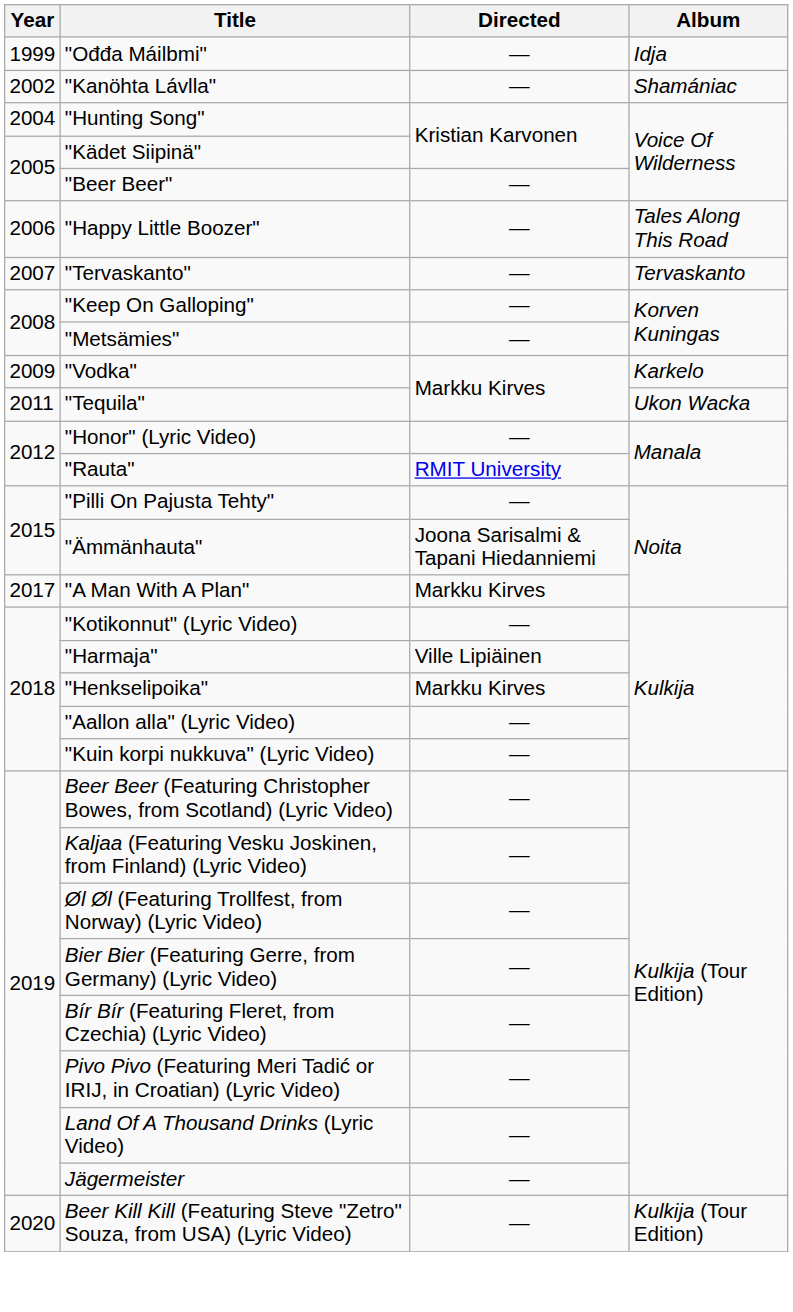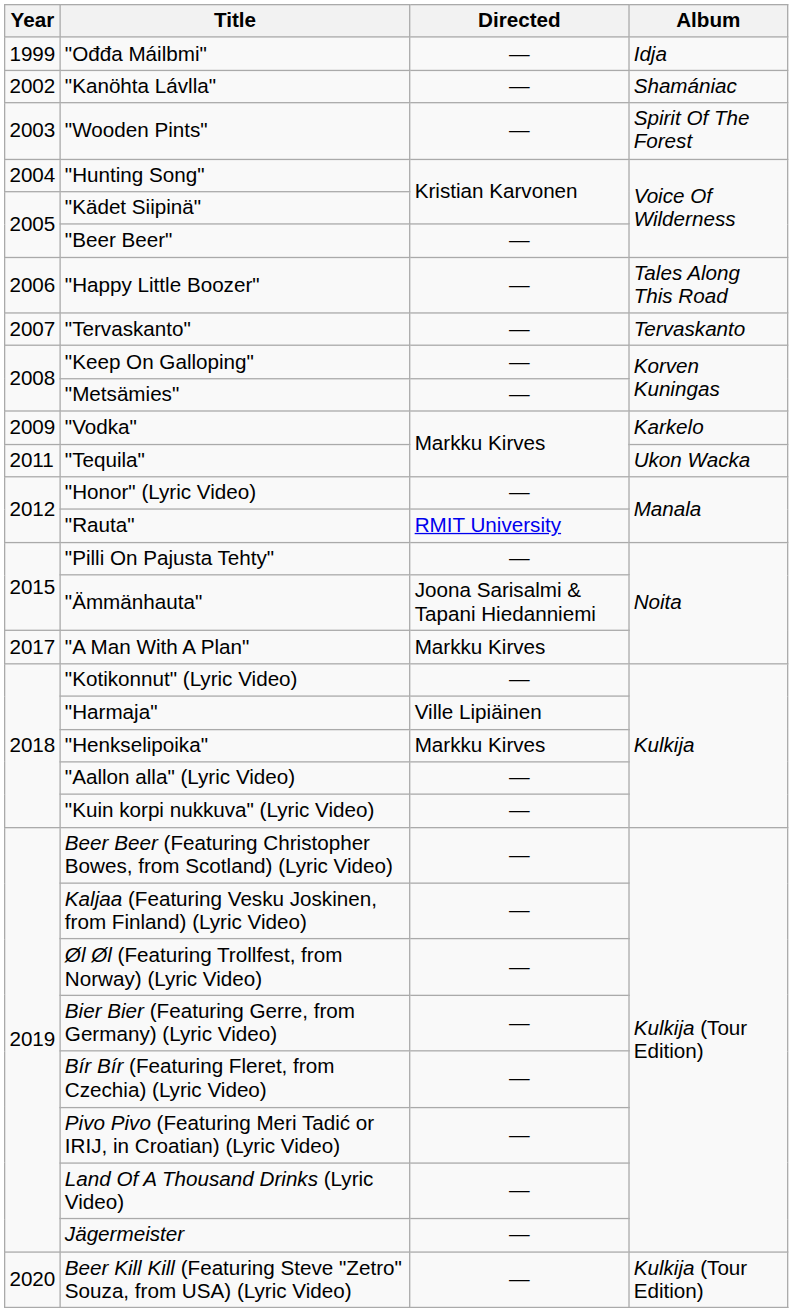+ row: (136, 130)
